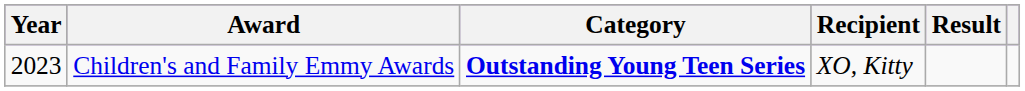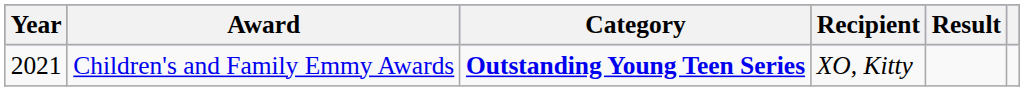(36, 65) 2023 -> (36, 65) 2021
